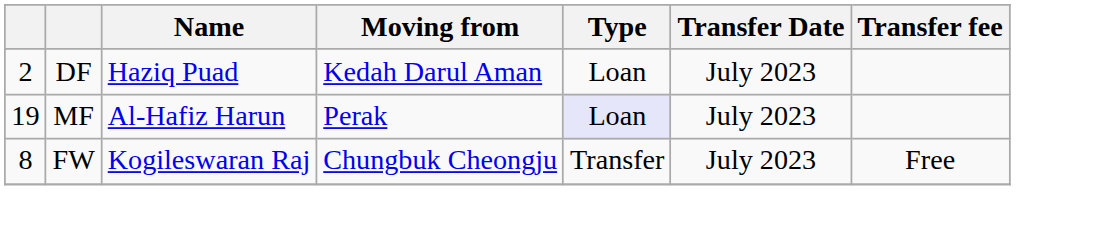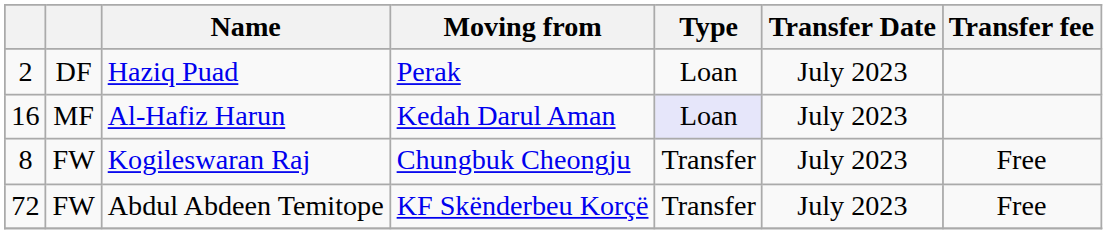(433, 71) Kedah Darul Aman -> (429, 71) Perak
(25, 116) 19 -> (25, 116) 16
(355, 116) Perak -> (506, 116) Kedah Darul Aman
+ row: (246, 205)
